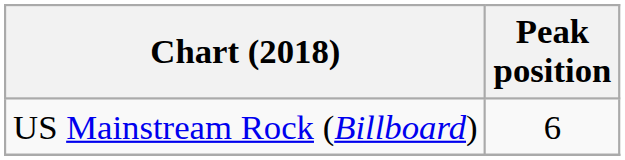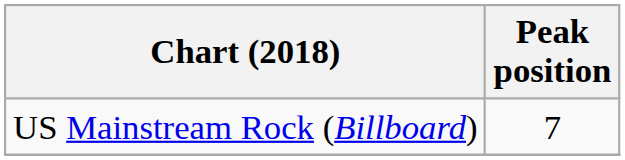(552, 126) 6 -> (552, 126) 7
